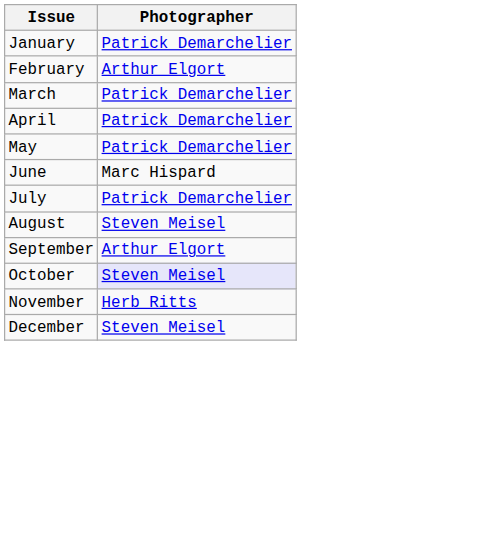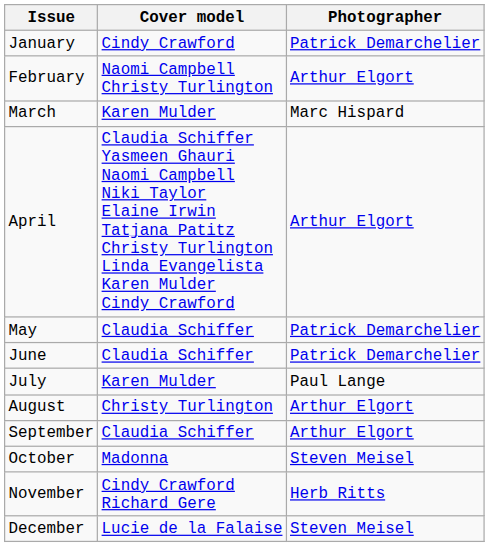+ column: (192, 18)
(197, 95) Patrick Demarchelier -> (347, 113) Marc Hispard
(197, 121) Patrick Demarchelier -> (352, 222) Arthur Elgort
(159, 173) Marc Hispard -> (385, 356) Patrick Demarchelier
(197, 198) Patrick Demarchelier -> (338, 381) Paul Lange
(163, 224) Steven Meisel -> (352, 407) Arthur Elgort
(163, 276) lavender background -> (352, 459) no background
